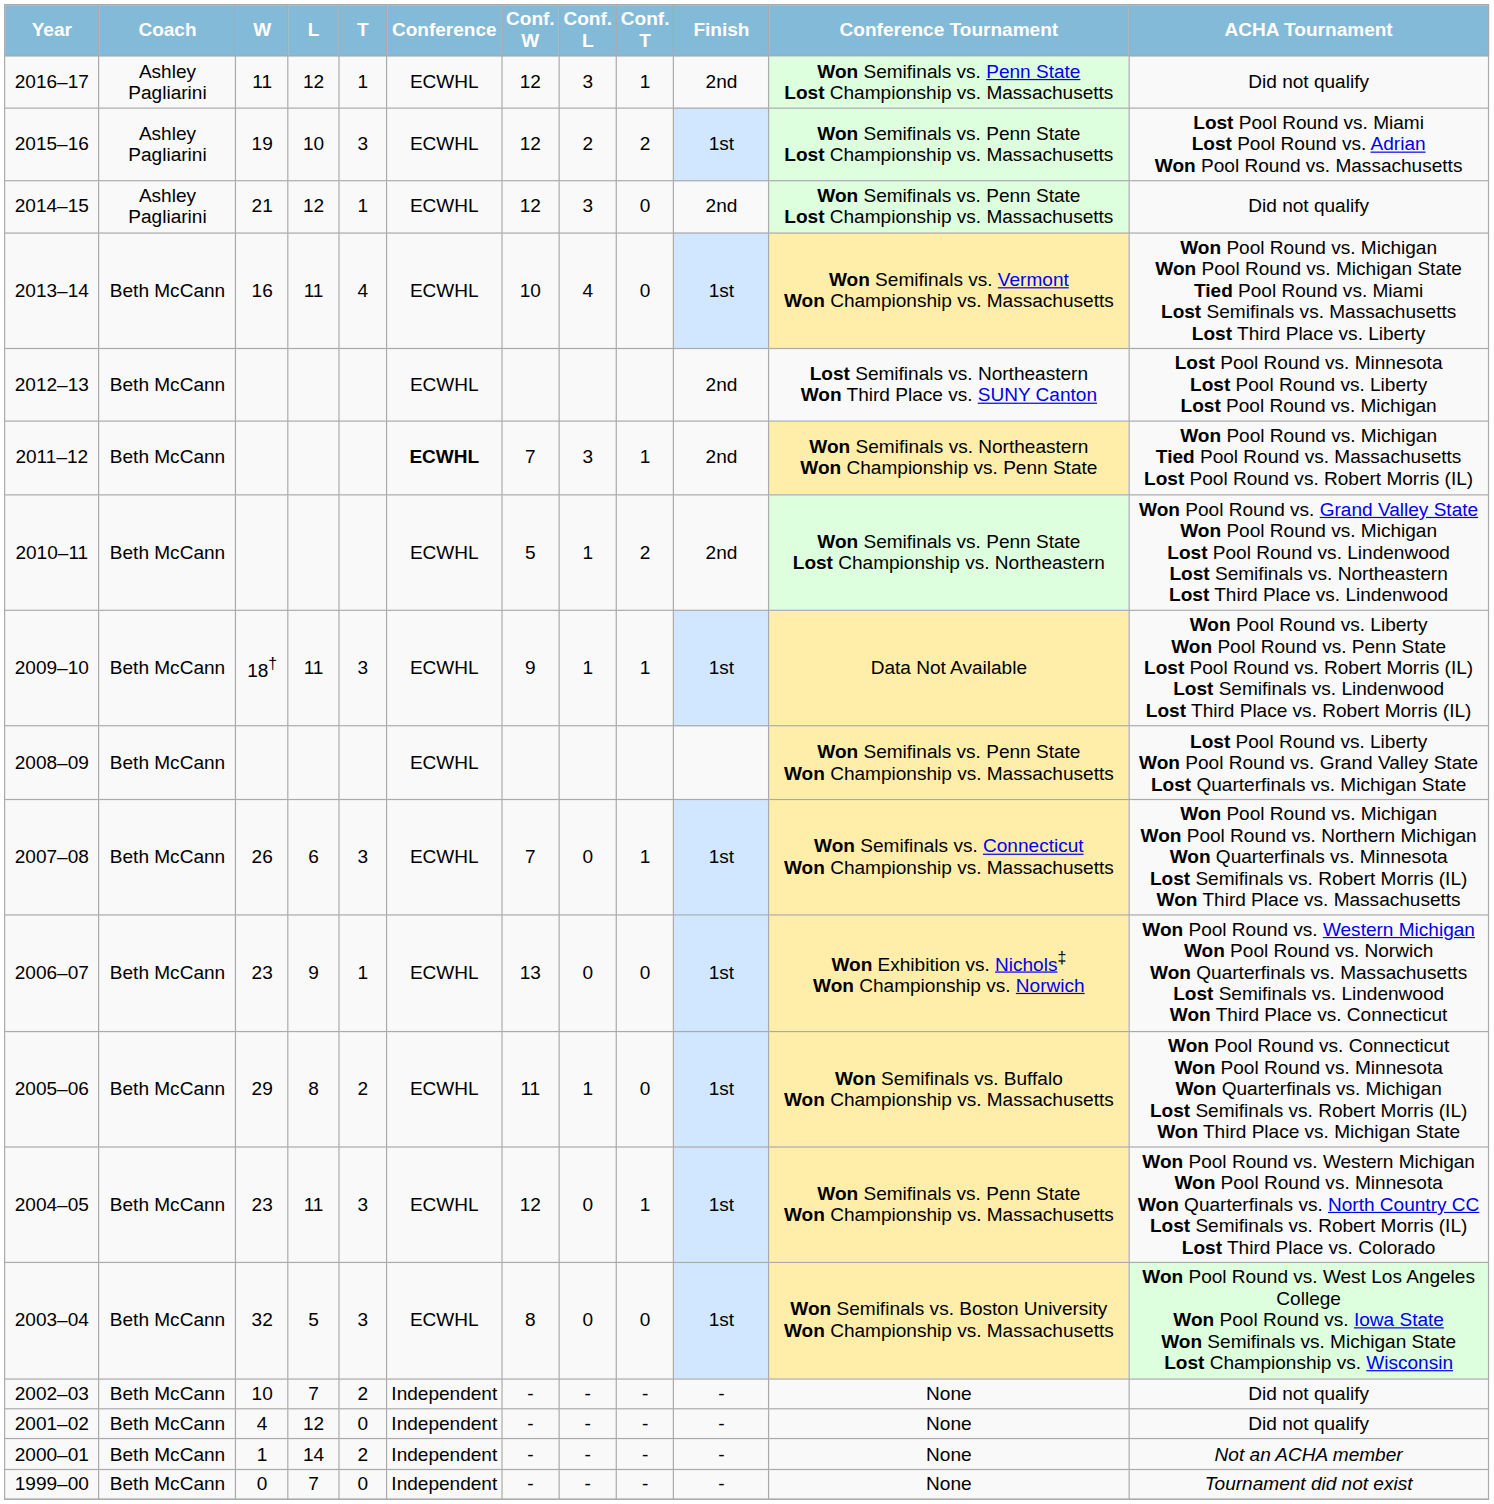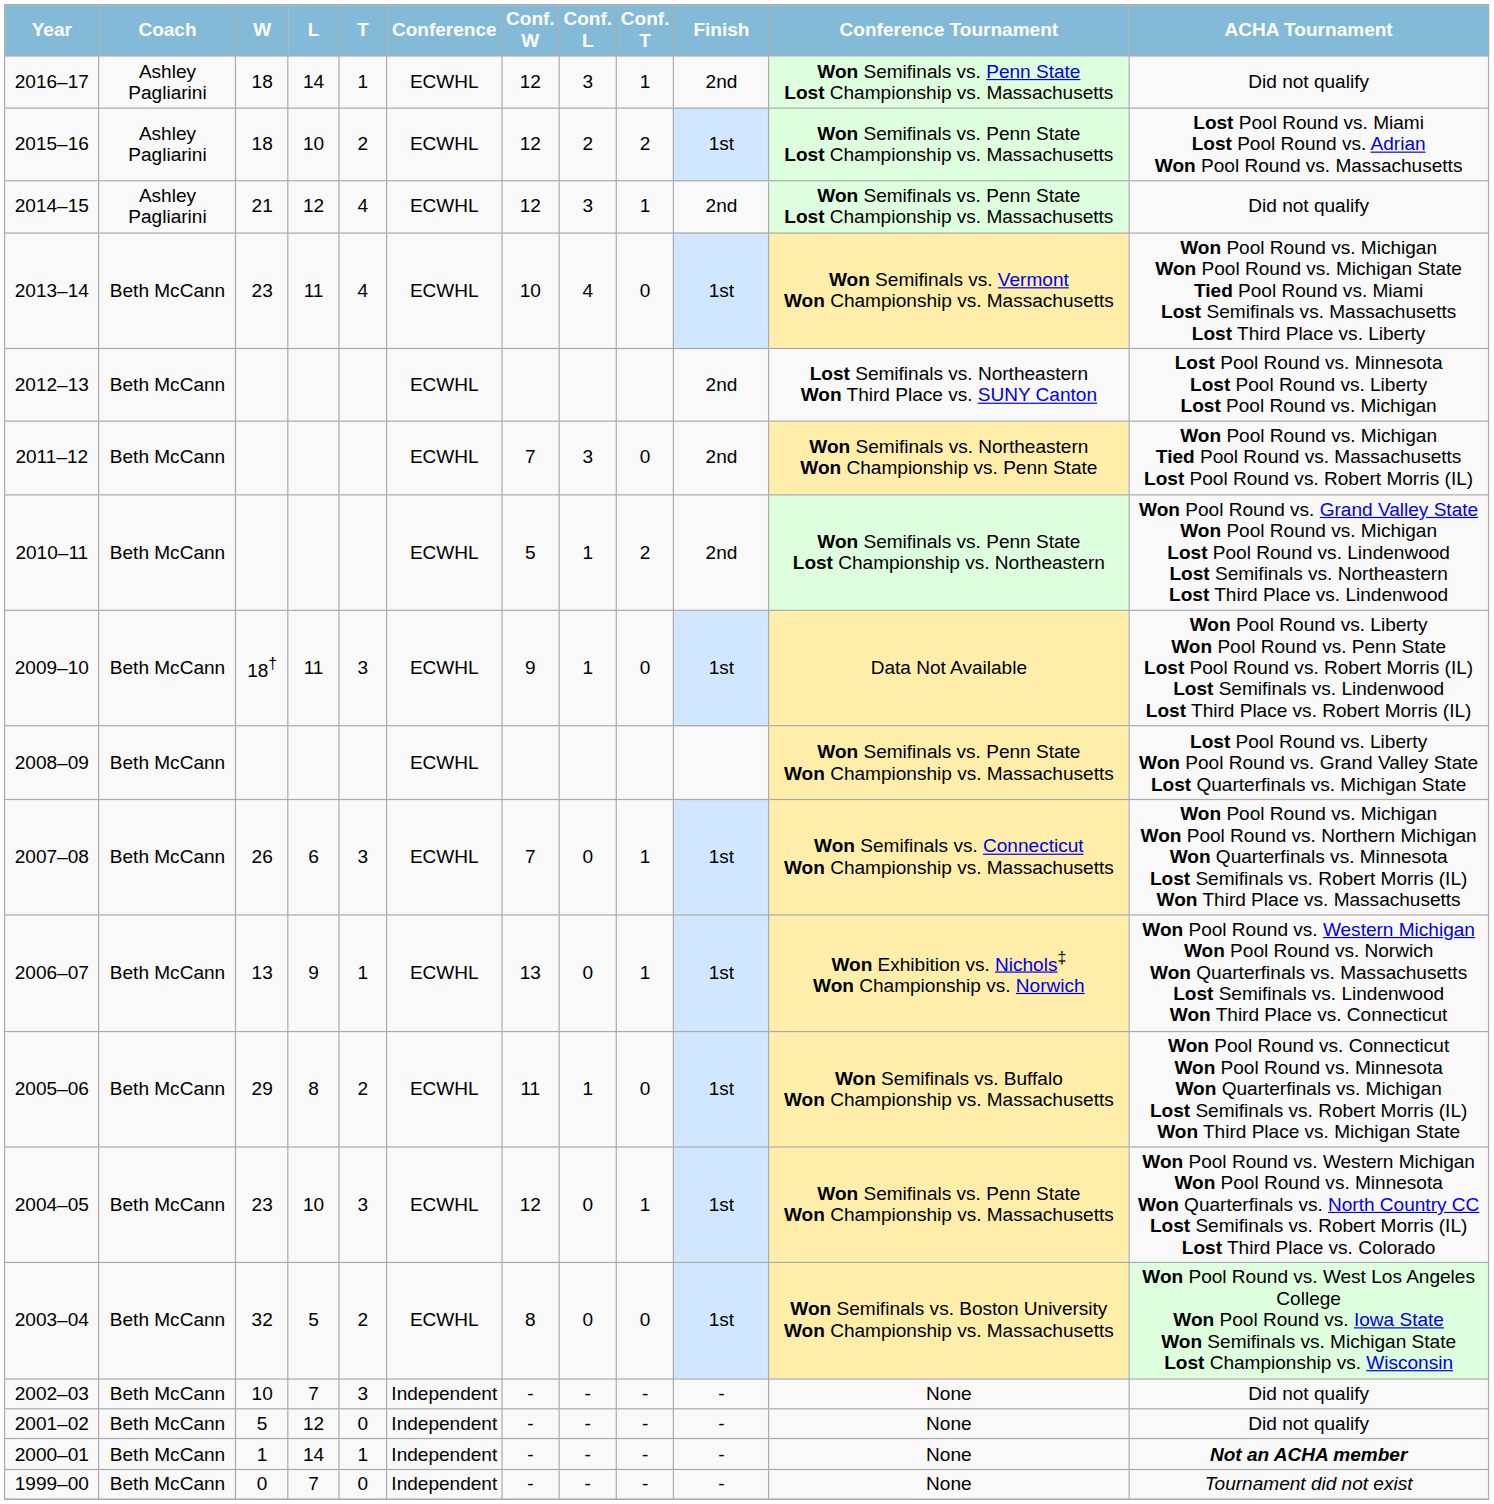(262, 81) 11 -> (262, 81) 18
(314, 81) 12 -> (314, 81) 14
(262, 144) 19 -> (262, 144) 18
(363, 144) 3 -> (363, 144) 2
(363, 206) 1 -> (363, 206) 4
(645, 206) 0 -> (645, 206) 1
(262, 290) 16 -> (262, 290) 23
(444, 457) bold -> (444, 457) normal
(645, 457) 1 -> (645, 457) 0
(645, 668) 1 -> (645, 668) 0
(262, 972) 23 -> (262, 972) 13
(645, 972) 0 -> (645, 972) 1
(314, 1204) 11 -> (314, 1204) 10
(363, 1320) 3 -> (363, 1320) 2
(363, 1393) 2 -> (363, 1393) 3
(262, 1423) 4 -> (262, 1423) 5
(363, 1453) 2 -> (363, 1453) 1
(1309, 1453) normal -> (1309, 1453) bold
